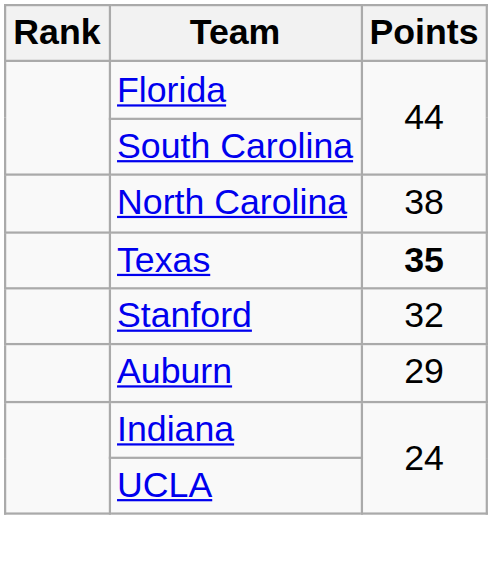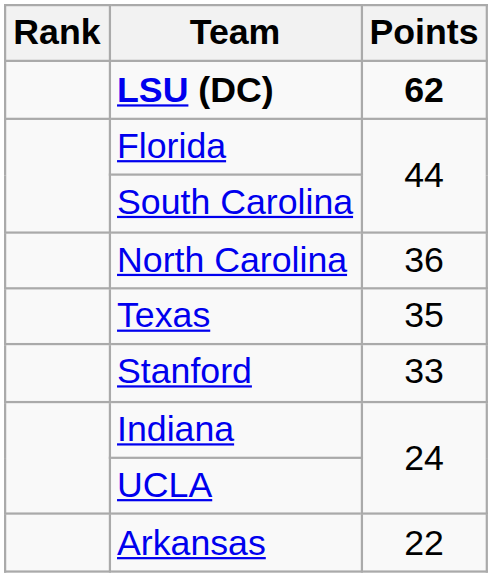+ row: (195, 89)
(424, 202) 38 -> (424, 259) 36
(424, 259) bold -> (424, 315) normal
(424, 315) 32 -> (424, 372) 33
- row: (175, 372)
+ row: (191, 542)
